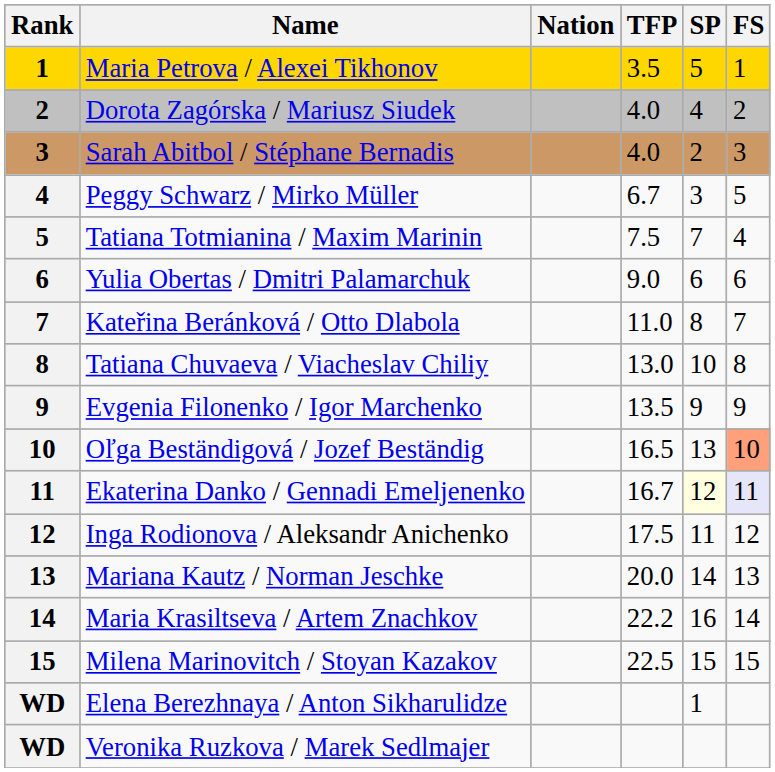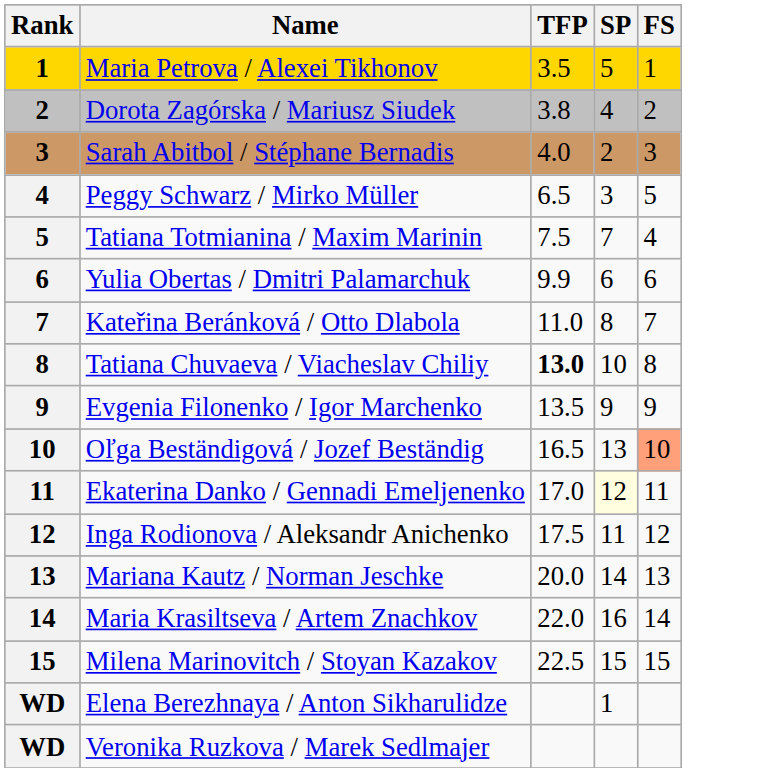- column: (576, 25)
(644, 110) 4.0 -> (554, 110) 3.8
(644, 195) 6.7 -> (554, 195) 6.5
(644, 279) 9.0 -> (554, 279) 9.9
(650, 364) normal -> (561, 364) bold
(650, 491) 16.7 -> (561, 491) 17.0
(746, 491) lavender background -> (656, 491) no background
(650, 618) 22.2 -> (561, 618) 22.0
